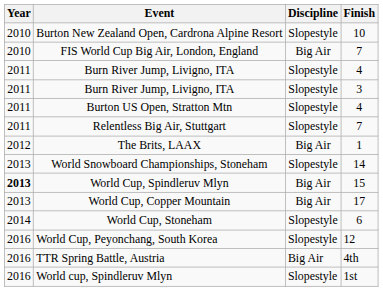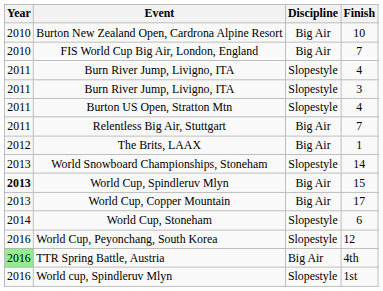(313, 32) Slopestyle -> (313, 32) Big Air
(313, 126) Slopestyle -> (313, 126) Big Air
(19, 257) no background -> (19, 257) lightgreen background
